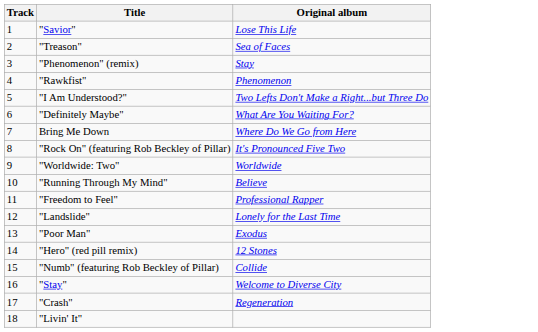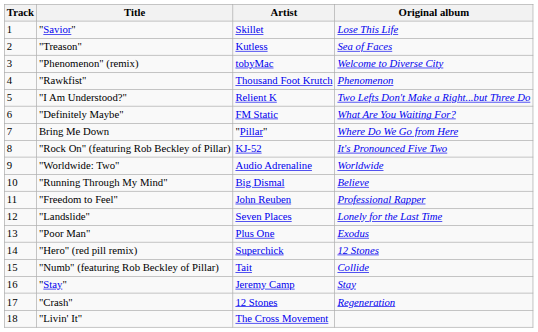+ column: (284, 13)
(245, 64) Stay -> (390, 64) Welcome to Diverse City
(288, 285) Welcome to Diverse City -> (347, 285) Stay
